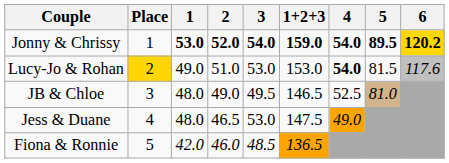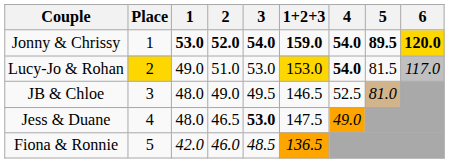(423, 42) 120.2 -> (423, 42) 120.0
(304, 68) no background -> (304, 68) gold background
(423, 68) 117.6 -> (423, 68) 117.0
(261, 119) normal -> (261, 119) bold
